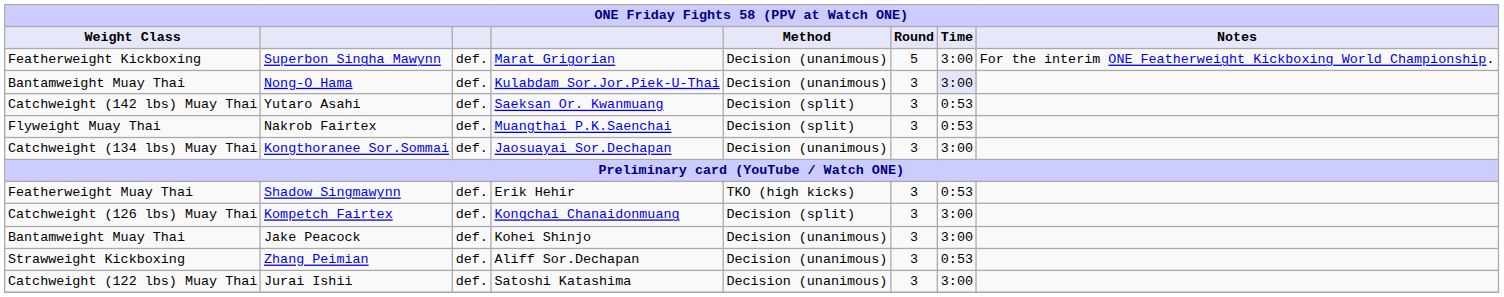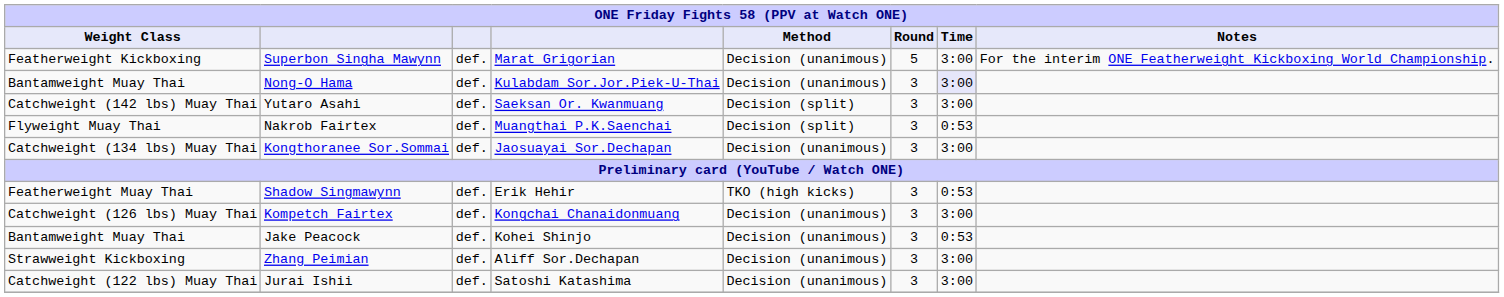(957, 105) 0:53 -> (957, 105) 3:00
(791, 215) Decision (split) -> (807, 215) Decision (unanimous)
(957, 237) 3:00 -> (957, 237) 0:53
(957, 260) 0:53 -> (957, 260) 3:00
